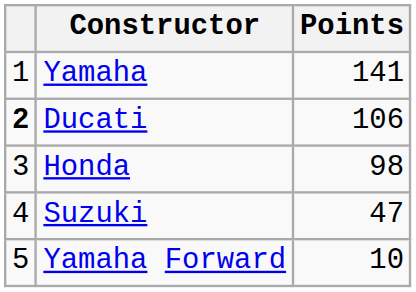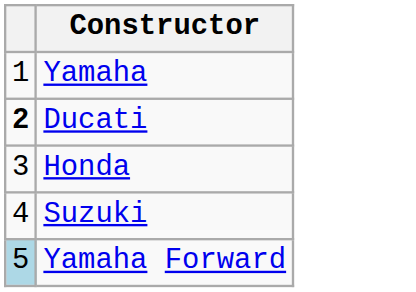- column: (352, 29)
(21, 262) no background -> (21, 262) lightblue background
